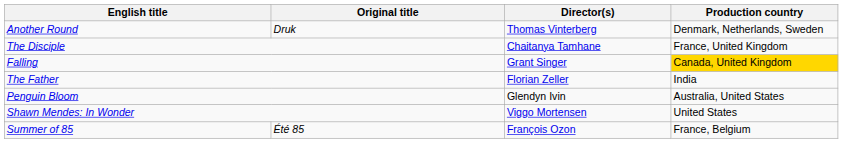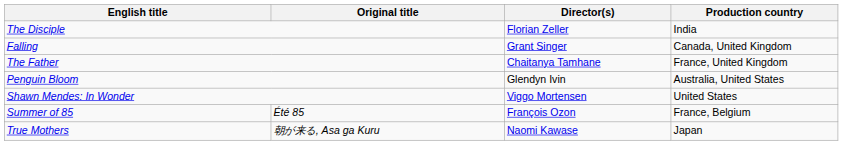- row: (42, 29)
(554, 46) Chaitanya Tamhane -> (538, 29) Florian Zeller
(731, 46) France, United Kingdom -> (685, 29) India
(733, 63) gold background -> (733, 46) no background
(538, 79) Florian Zeller -> (554, 63) Chaitanya Tamhane
(685, 79) India -> (731, 63) France, United Kingdom
+ row: (38, 131)
